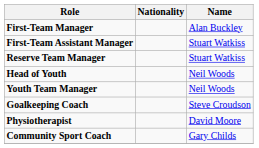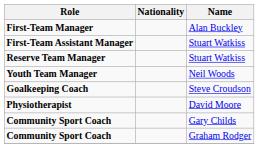- row: (36, 74)
+ row: (59, 136)
